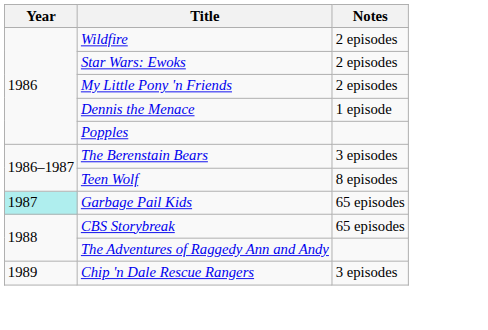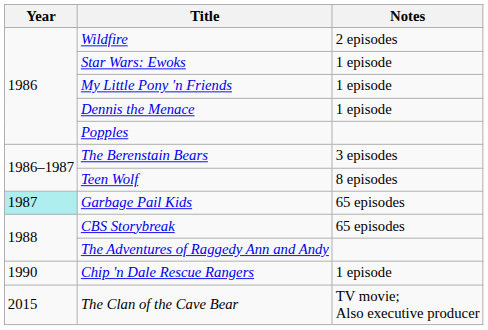(367, 62) 2 episodes -> (364, 62) 1 episode
(367, 86) 2 episodes -> (364, 86) 1 episode
(23, 272) 1989 -> (23, 272) 1990
(367, 272) 3 episodes -> (364, 272) 1 episode
+ row: (160, 304)
